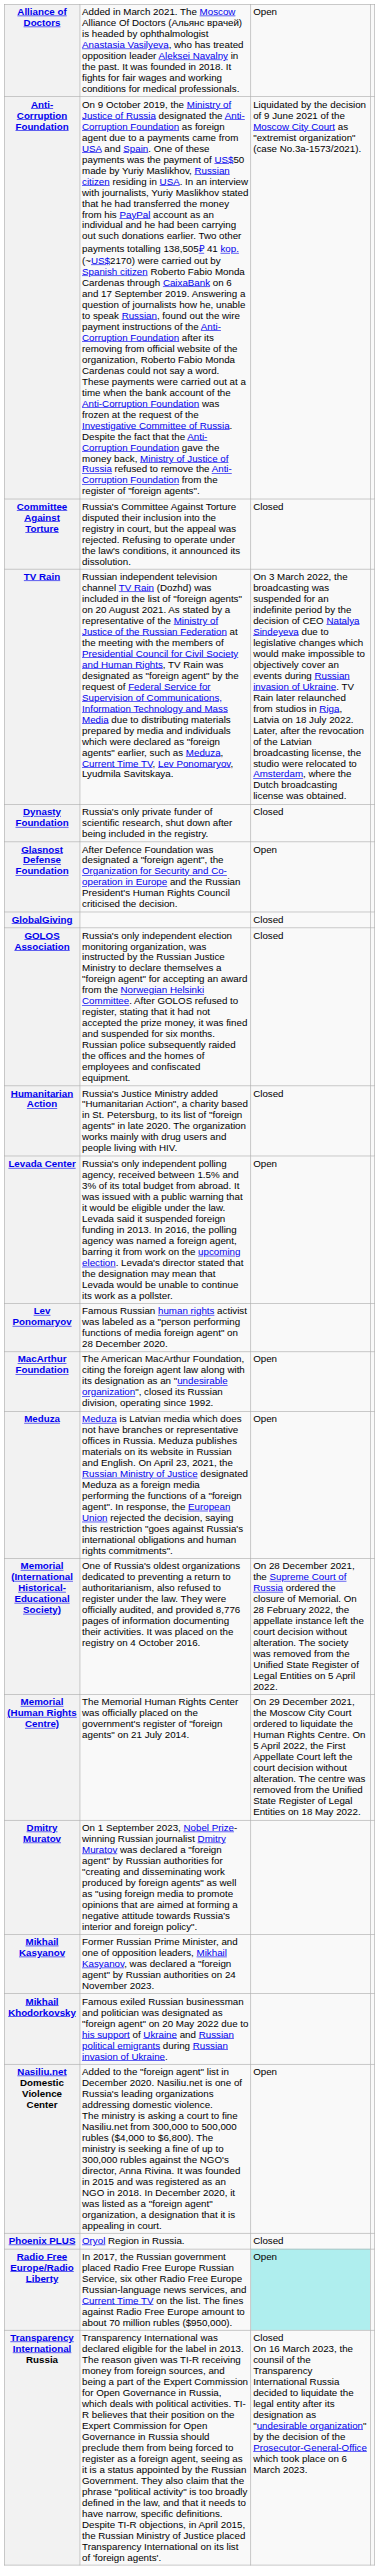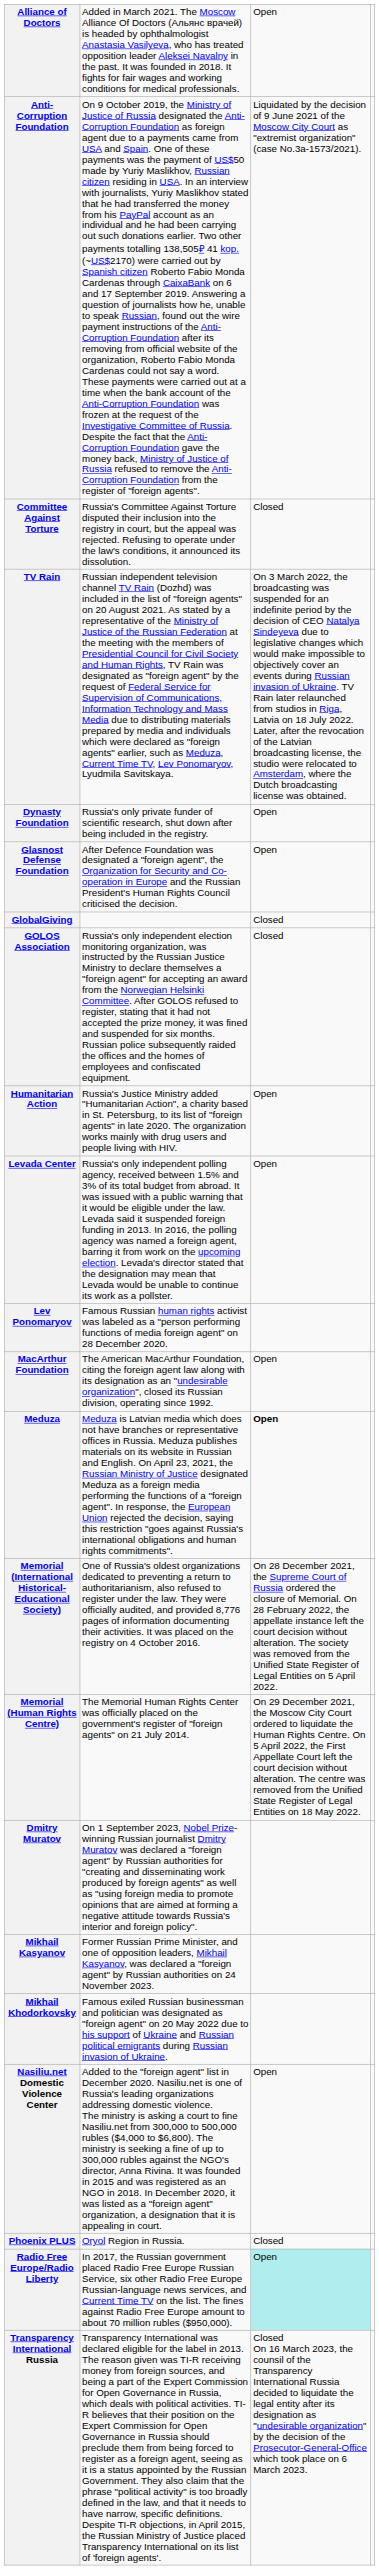(268, 812) Closed -> (265, 812) Open
(268, 1093) Closed -> (265, 1093) Open
(265, 1419) normal -> (266, 1419) bold
